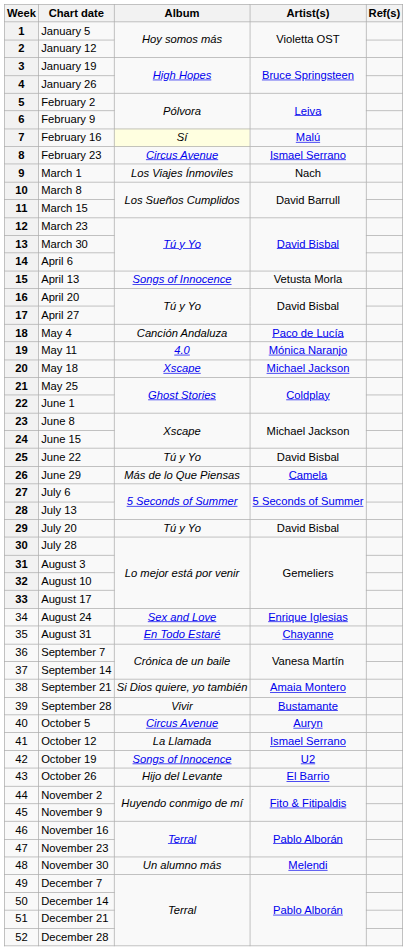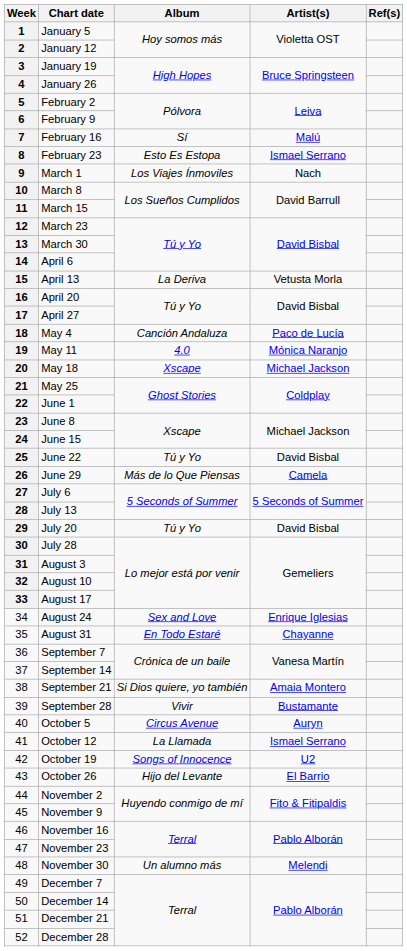(182, 137) lightyellow background -> (182, 137) no background
(182, 155) Circus Avenue -> (182, 155) Esto Es Estopa
(182, 279) Songs of Innocence -> (182, 279) La Deriva
